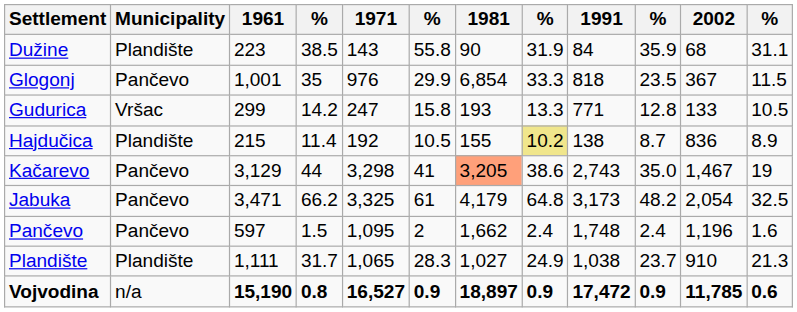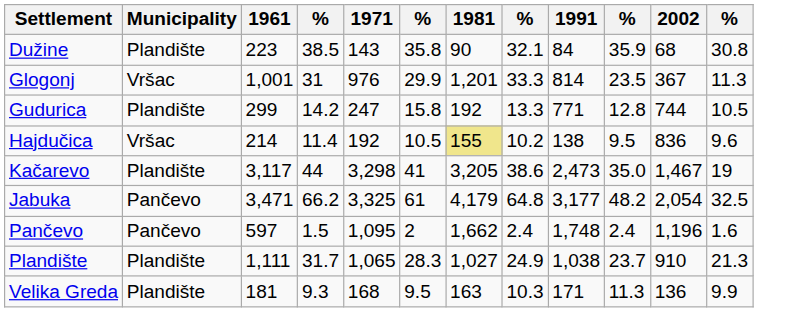(432, 49) 55.8 -> (423, 49) 35.8
(545, 49) 31.9 -> (525, 49) 32.1
(770, 49) 31.1 -> (730, 49) 30.8
(152, 79) Pančevo -> (151, 79) Vršac
(311, 79) 35 -> (313, 79) 31
(483, 79) 6,854 -> (474, 79) 1,201
(588, 79) 818 -> (568, 79) 814
(769, 79) 11.5 -> (729, 79) 11.3
(139, 110) Vršac -> (166, 110) Plandište
(475, 110) 193 -> (466, 110) 192
(701, 110) 133 -> (671, 110) 744
(154, 140) Plandište -> (151, 140) Vršac
(250, 140) 215 -> (261, 140) 214
(475, 140) no background -> (466, 140) khaki background
(545, 140) khaki background -> (525, 140) no background
(653, 140) 8.7 -> (622, 140) 9.5
(764, 140) 8.9 -> (724, 140) 9.6
(152, 170) Pančevo -> (166, 170) Plandište
(258, 170) 3,129 -> (269, 170) 3,117
(483, 170) lightsalmon background -> (474, 170) no background
(596, 170) 2,743 -> (576, 170) 2,473
(596, 200) 3,173 -> (576, 200) 3,177
+ row: (63, 291)
- row: (54, 291)
